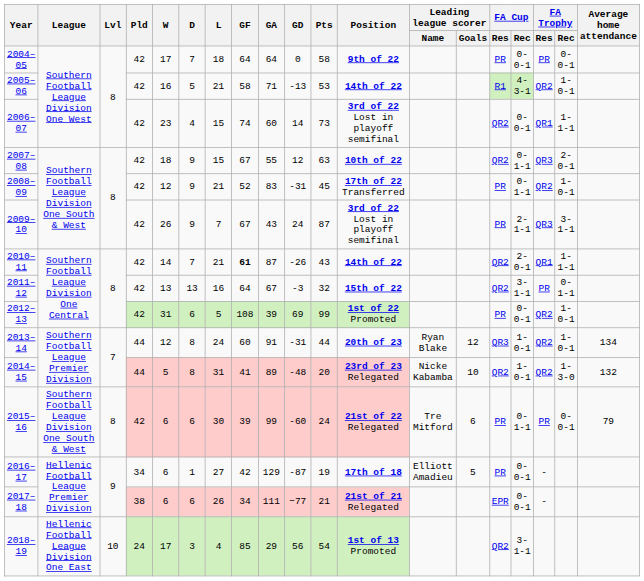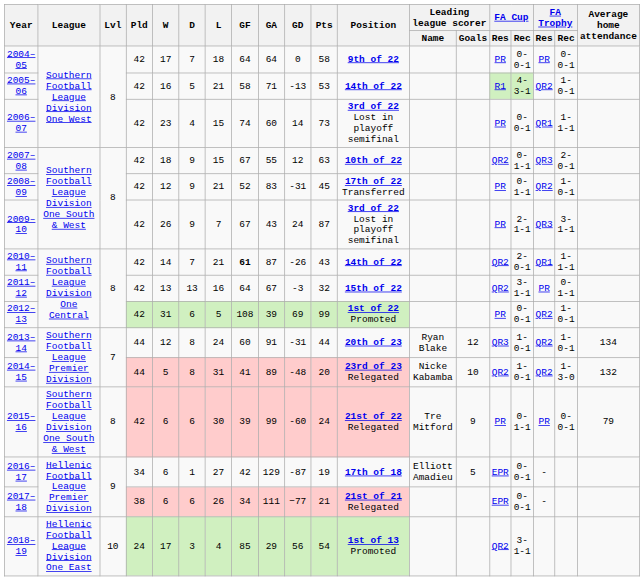(500, 123) QR2 -> (500, 123) PR
(473, 422) 6 -> (473, 422) 9
(500, 472) PR -> (500, 472) EPR
